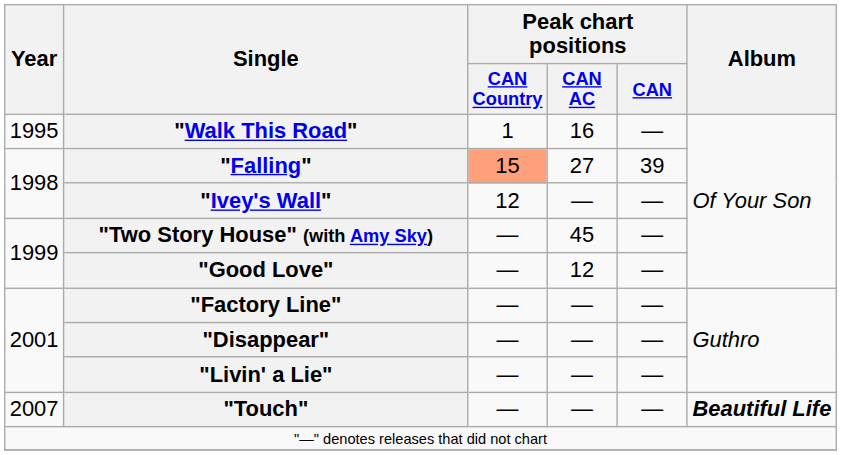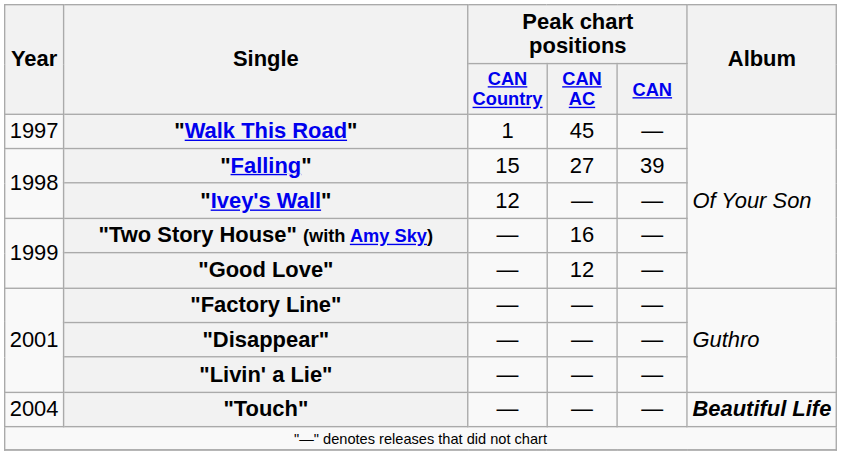(34, 131) 1995 -> (34, 131) 1997
(582, 131) 16 -> (582, 131) 45
(508, 165) lightsalmon background -> (508, 165) no background
(582, 235) 45 -> (582, 235) 16
(34, 409) 2007 -> (34, 409) 2004
